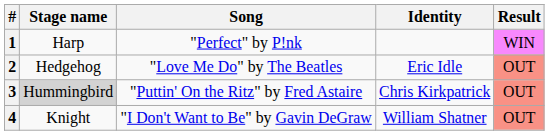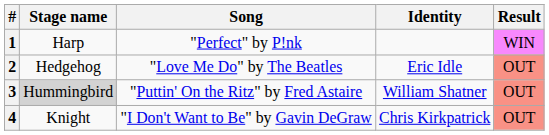(435, 92) Chris Kirkpatrick -> (435, 92) William Shatner
(435, 117) William Shatner -> (435, 117) Chris Kirkpatrick
